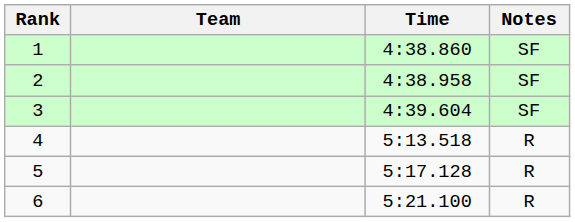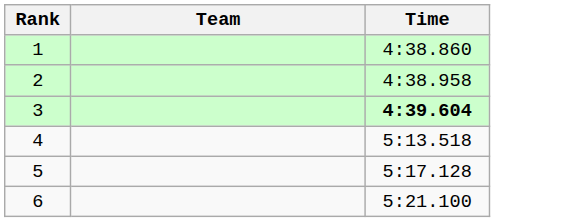- column: (529, 20)
(427, 111) normal -> (427, 111) bold
